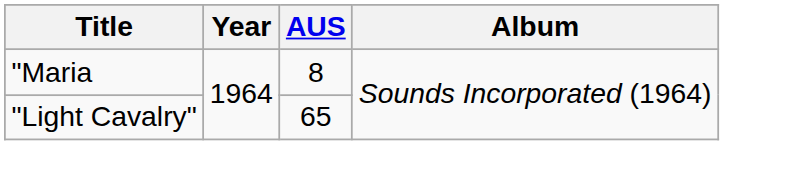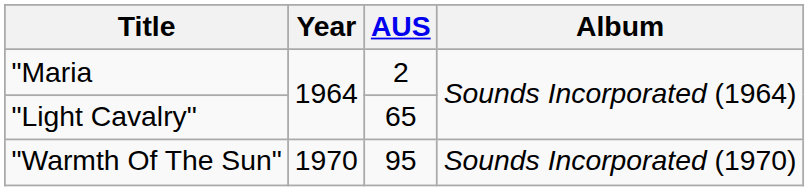(316, 71) 8 -> (401, 71) 2
+ row: (147, 161)
